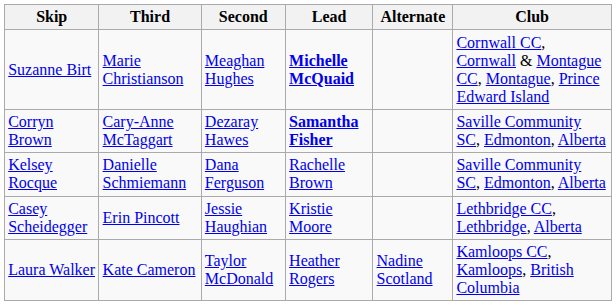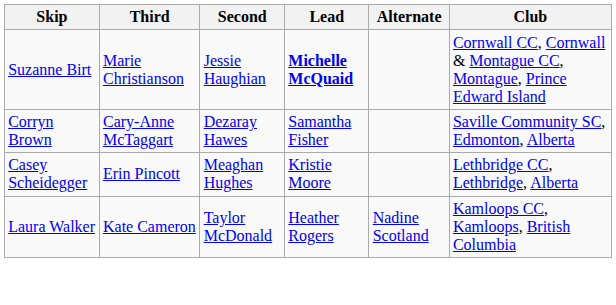(235, 69) Meaghan Hughes -> (235, 69) Jessie Haughian
(324, 130) bold -> (320, 130) normal
- row: (33, 174)
(236, 217) Jessie Haughian -> (233, 174) Meaghan Hughes
